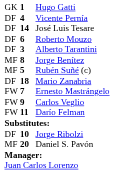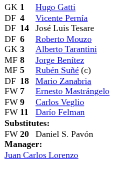(10, 49) DF -> (11, 49) GK
- row: (59, 133)
(11, 144) MF -> (11, 133) FW
